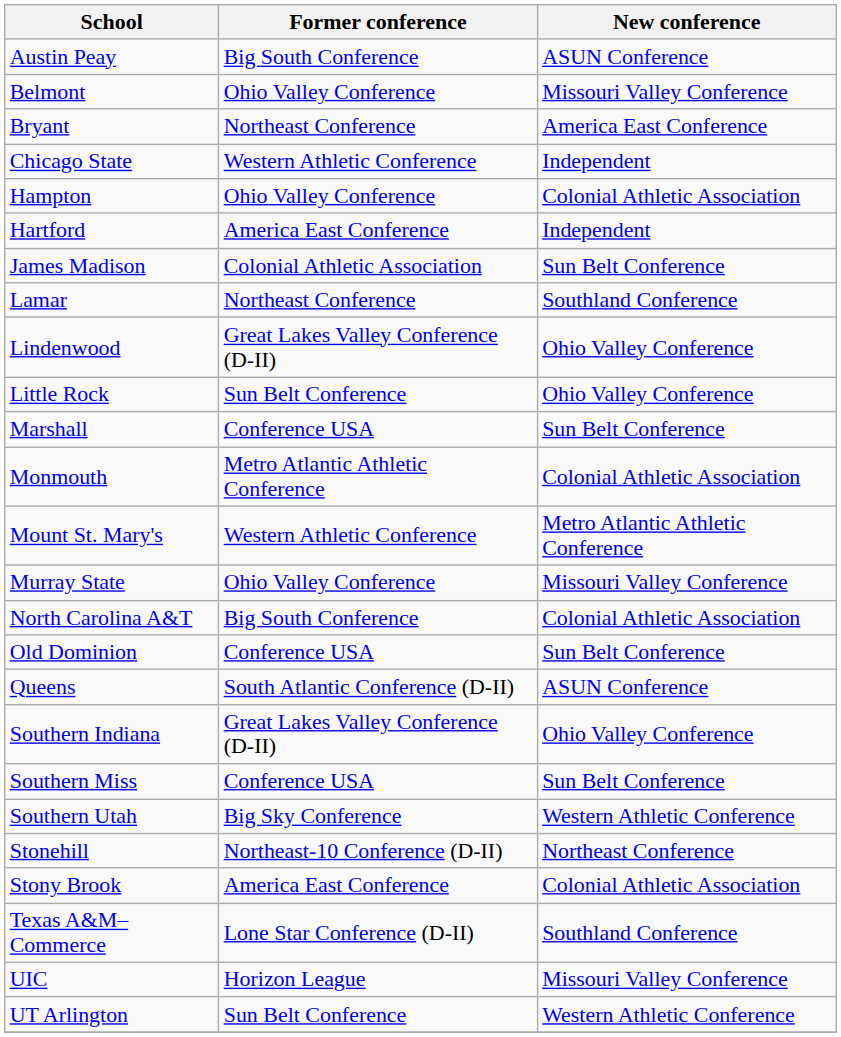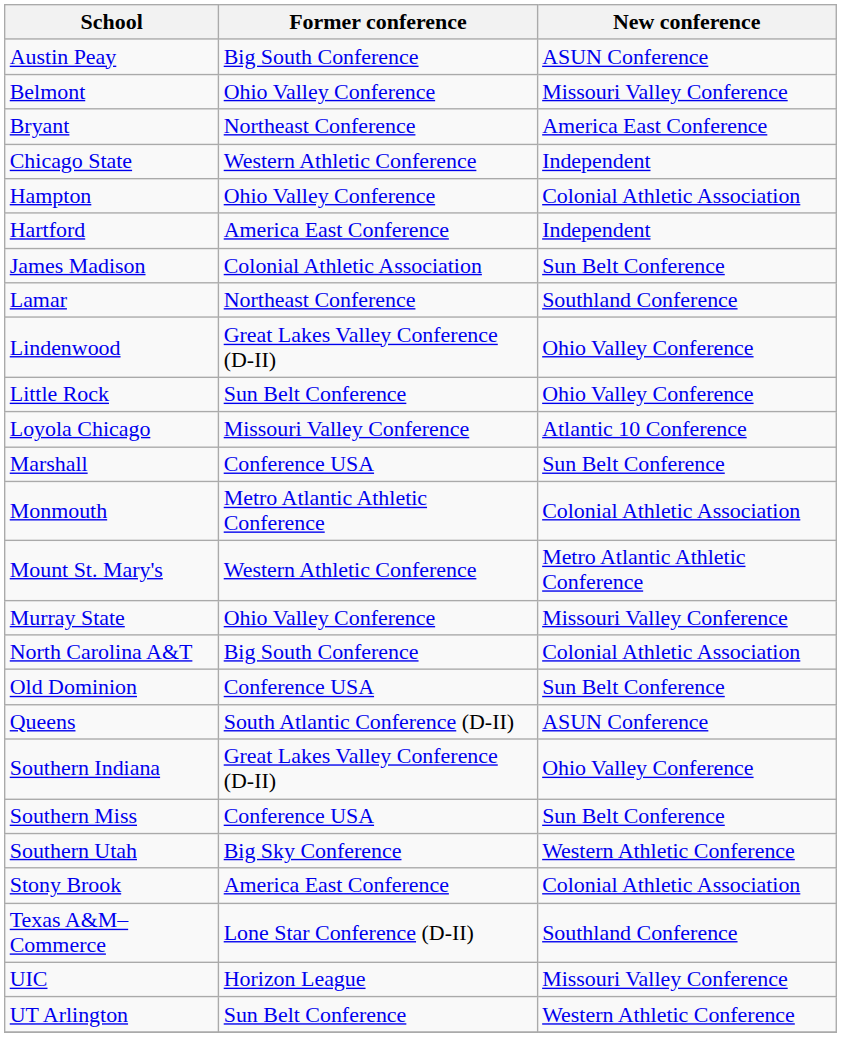+ row: (80, 428)
- row: (49, 850)
